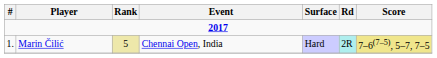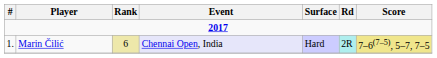(126, 44) 5 -> (126, 44) 6
(182, 44) no background -> (182, 44) lavender background
